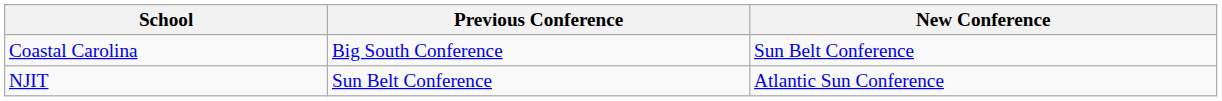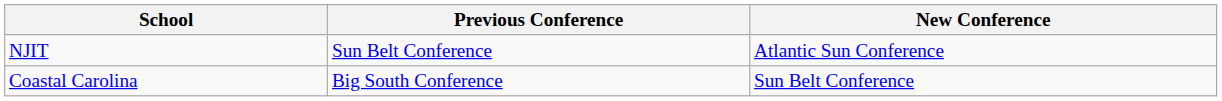rows swapped: (73, 50) <-> (29, 80)
